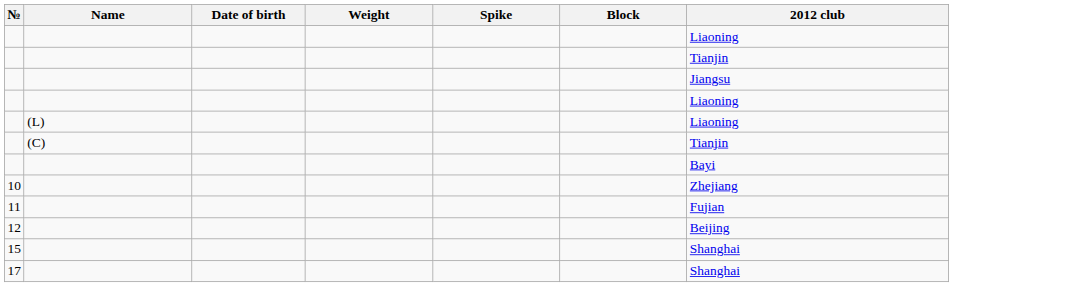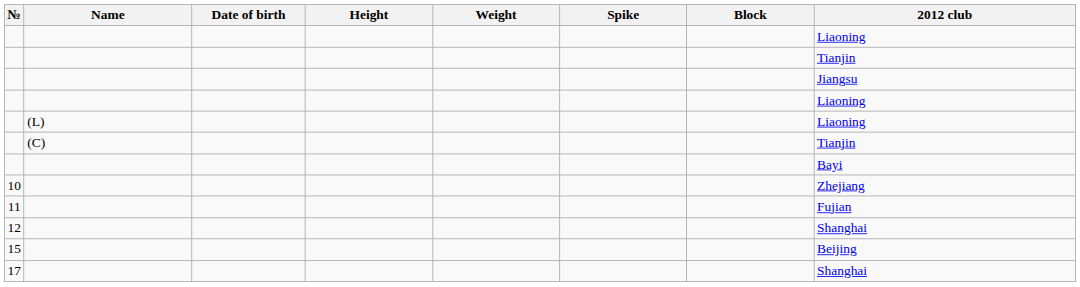+ column: (369, 15)
(710, 228) Beijing -> (842, 228) Shanghai
(715, 249) Shanghai -> (837, 249) Beijing
